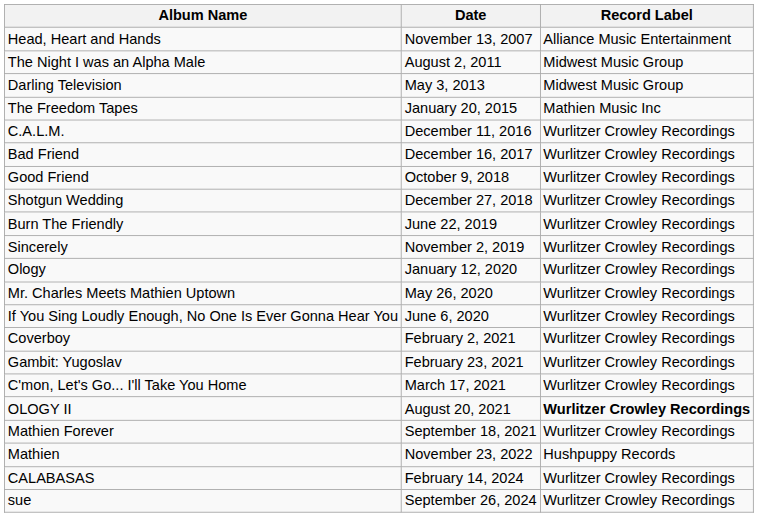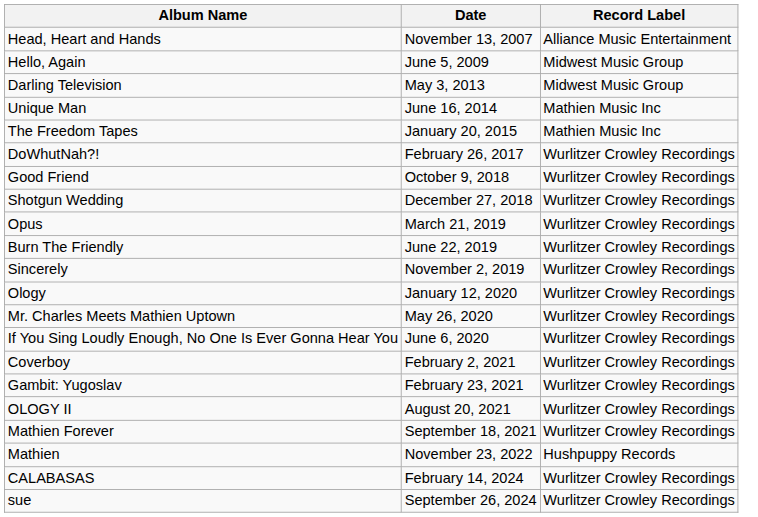+ row: (47, 62)
- row: (107, 62)
+ row: (47, 108)
- row: (36, 131)
+ row: (54, 154)
- row: (43, 154)
+ row: (25, 223)
- row: (127, 385)
(647, 408) bold -> (639, 408) normal
